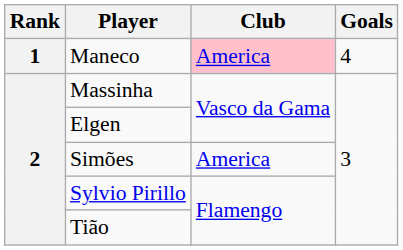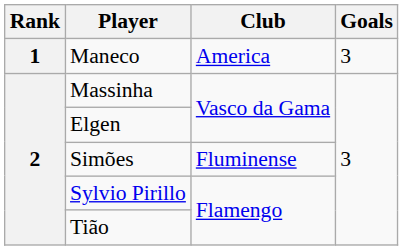(233, 55) pink background -> (233, 55) no background
(346, 55) 4 -> (346, 55) 3
(233, 158) America -> (246, 158) Fluminense
